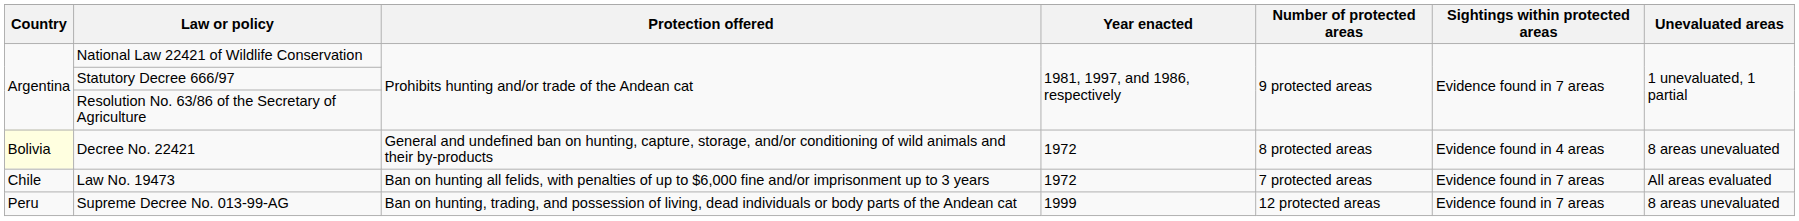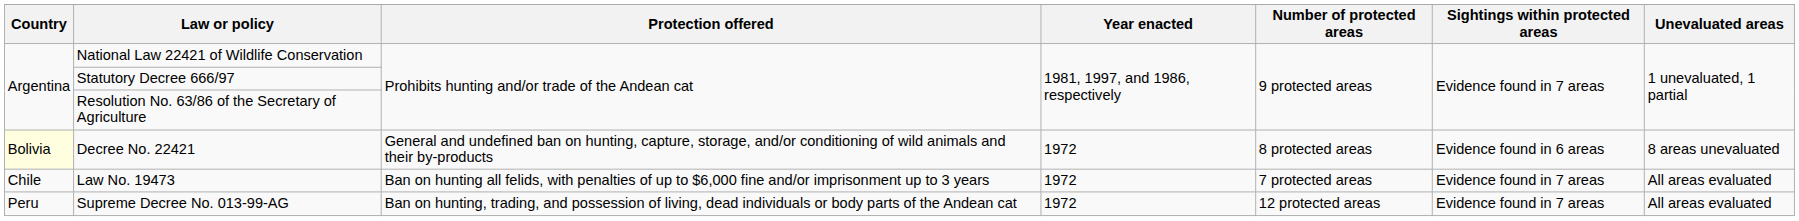(1520, 149) Evidence found in 4 areas -> (1520, 149) Evidence found in 6 areas
(1060, 203) 1999 -> (1060, 203) 1972
(1714, 203) 8 areas unevaluated -> (1710, 203) All areas evaluated
